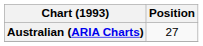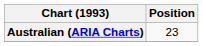(172, 32) 27 -> (172, 32) 23
